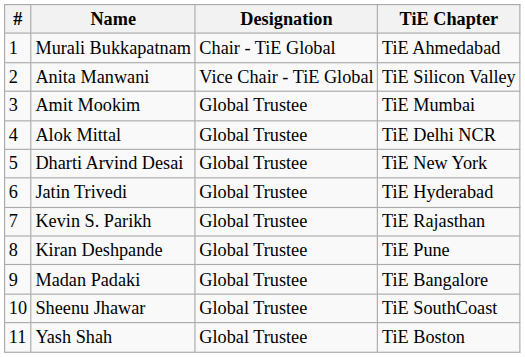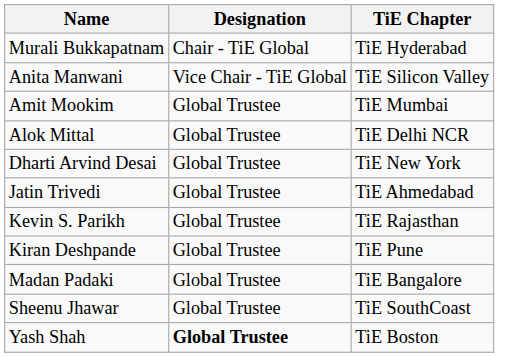- column: (18, 18)
(441, 47) TiE Ahmedabad -> (411, 47) TiE Hyderabad
(438, 192) TiE Hyderabad -> (415, 192) TiE Ahmedabad
(253, 337) normal -> (230, 337) bold
